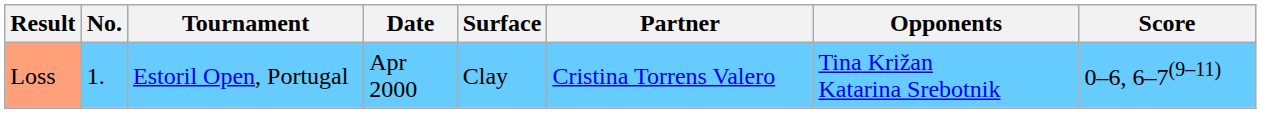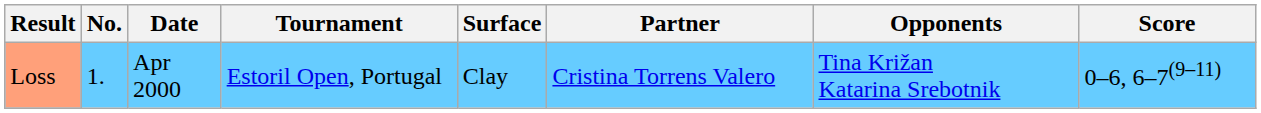columns swapped: (410, 23) <-> (246, 23)
